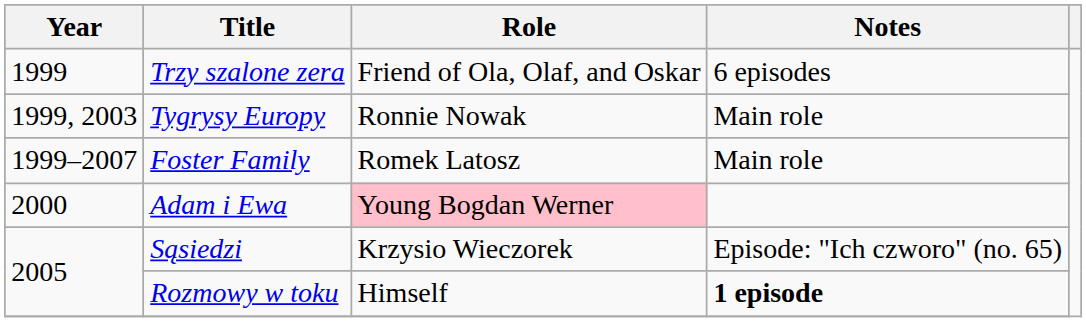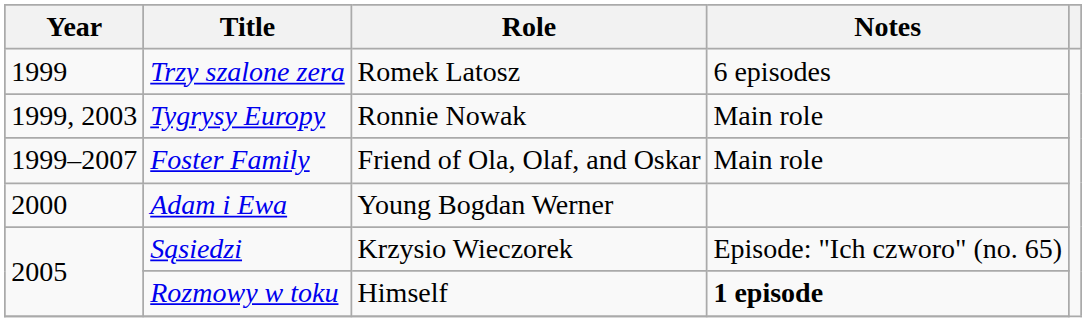(529, 71) Friend of Ola, Olaf, and Oskar -> (439, 71) Romek Latosz
(439, 159) Romek Latosz -> (529, 159) Friend of Ola, Olaf, and Oskar
(485, 204) pink background -> (485, 204) no background
